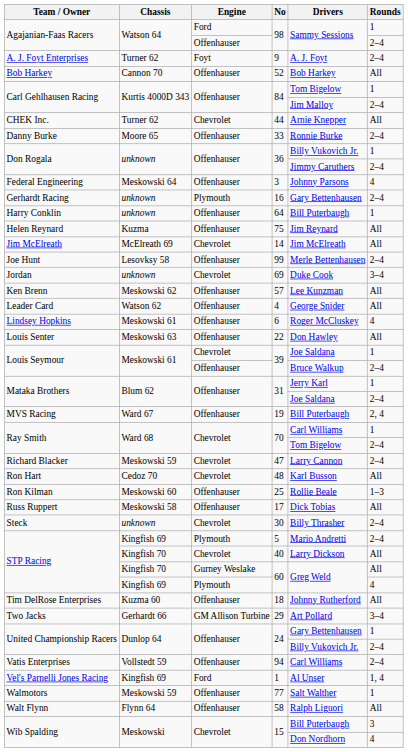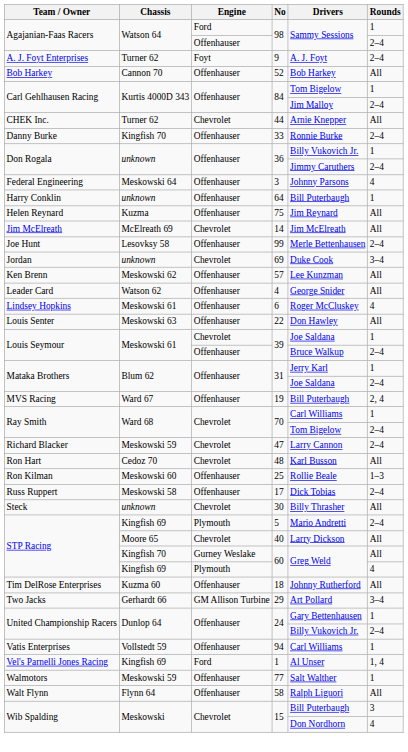(140, 135) Moore 65 -> (144, 135) Kingfish 70
- row: (212, 197)
(376, 507) All -> (377, 491) 2–4
(377, 522) 2–4 -> (376, 507) All
(144, 553) Kingfish 70 -> (140, 538) Moore 65
(377, 662) 2–4 -> (372, 646) 1
